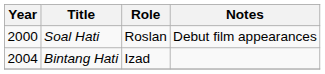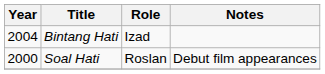rows swapped: (72, 36) <-> (81, 58)
